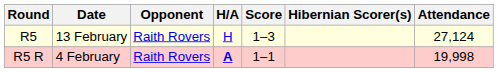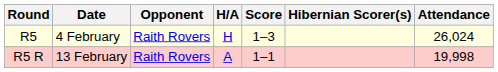(91, 36) 13 February -> (88, 36) 4 February
(454, 36) 27,124 -> (454, 36) 26,024
(88, 57) 4 February -> (91, 57) 13 February
(228, 57) bold -> (228, 57) normal
